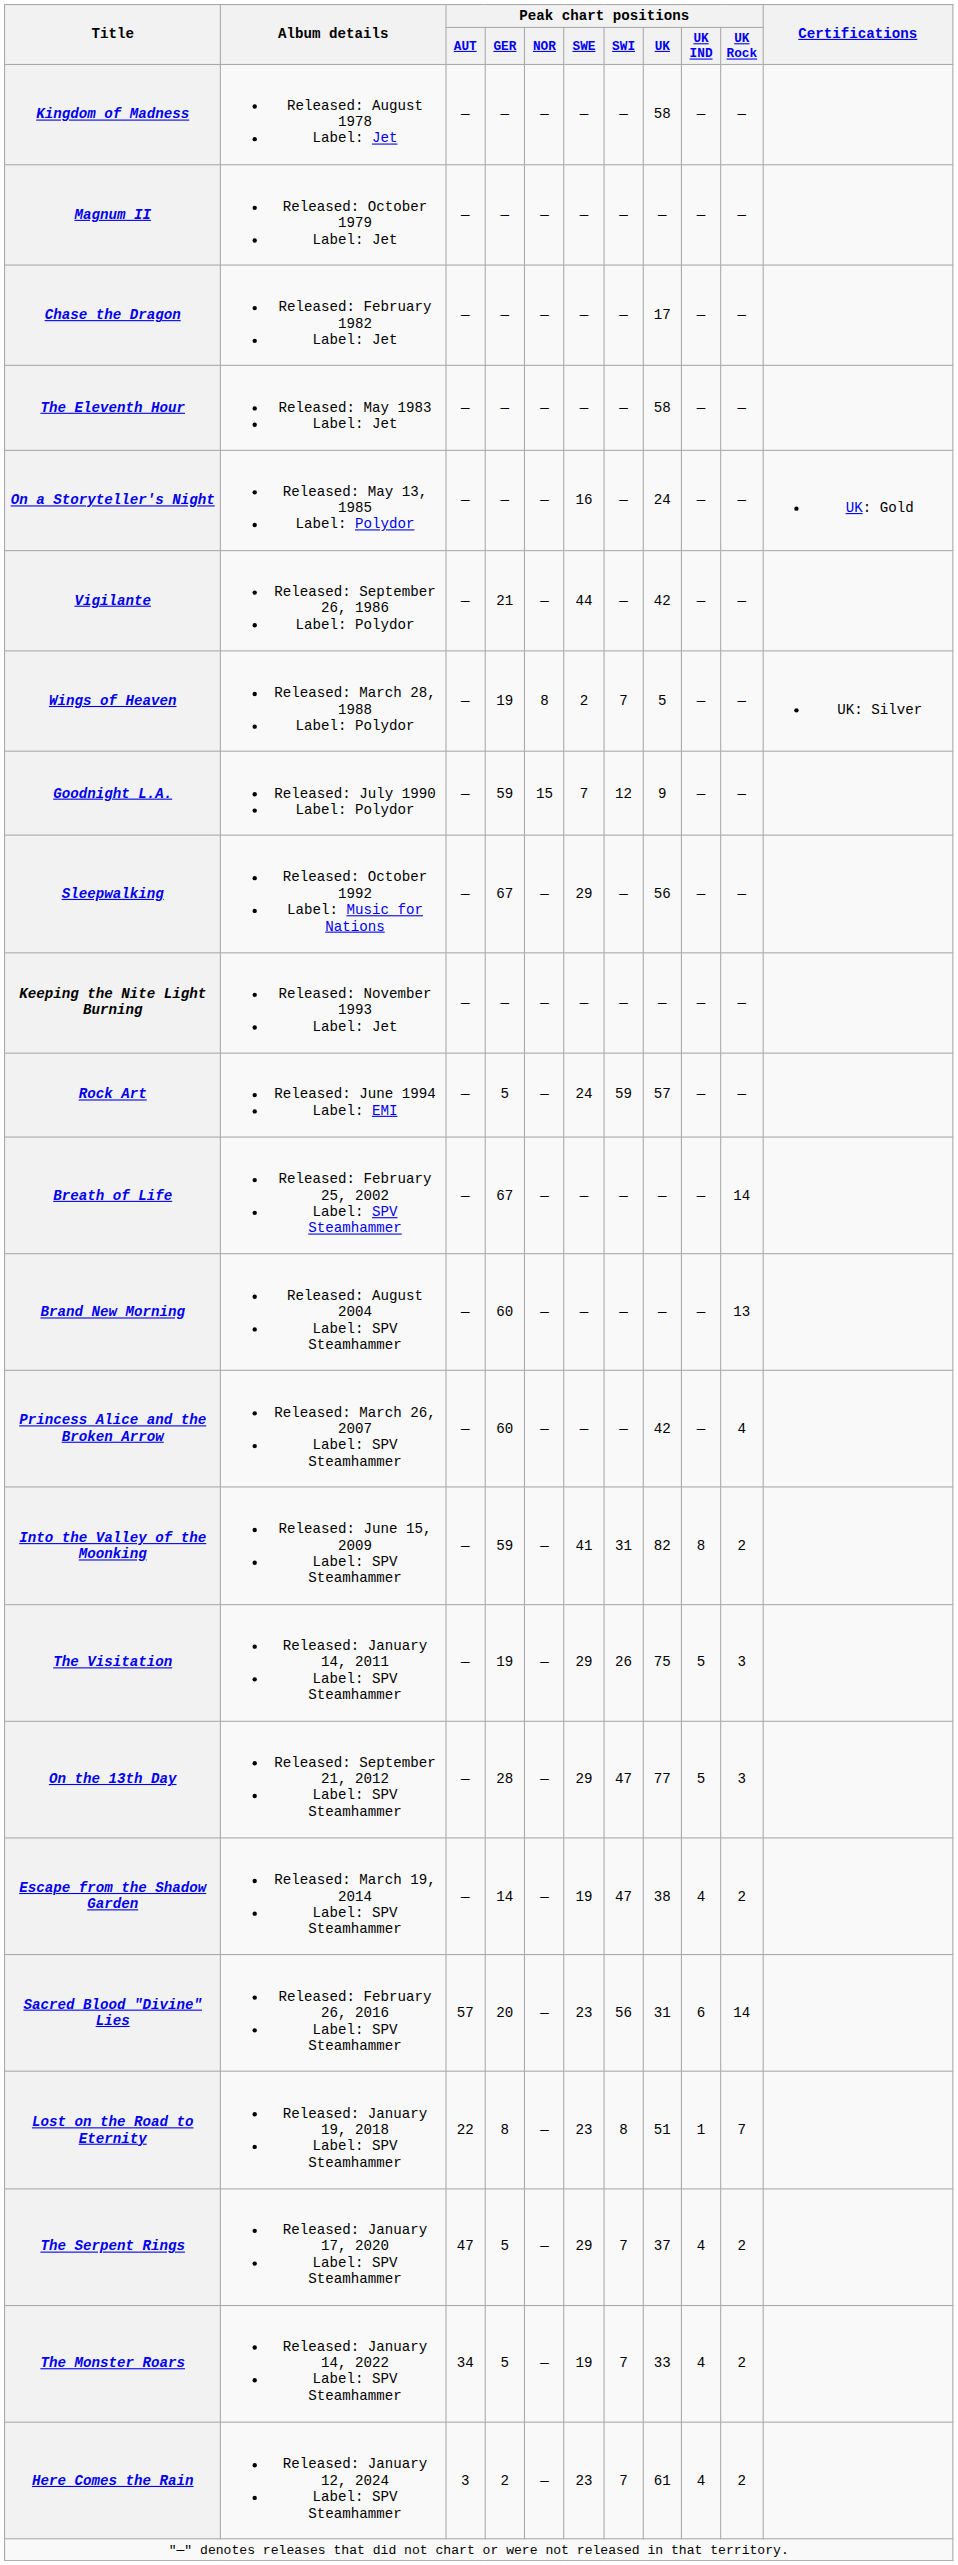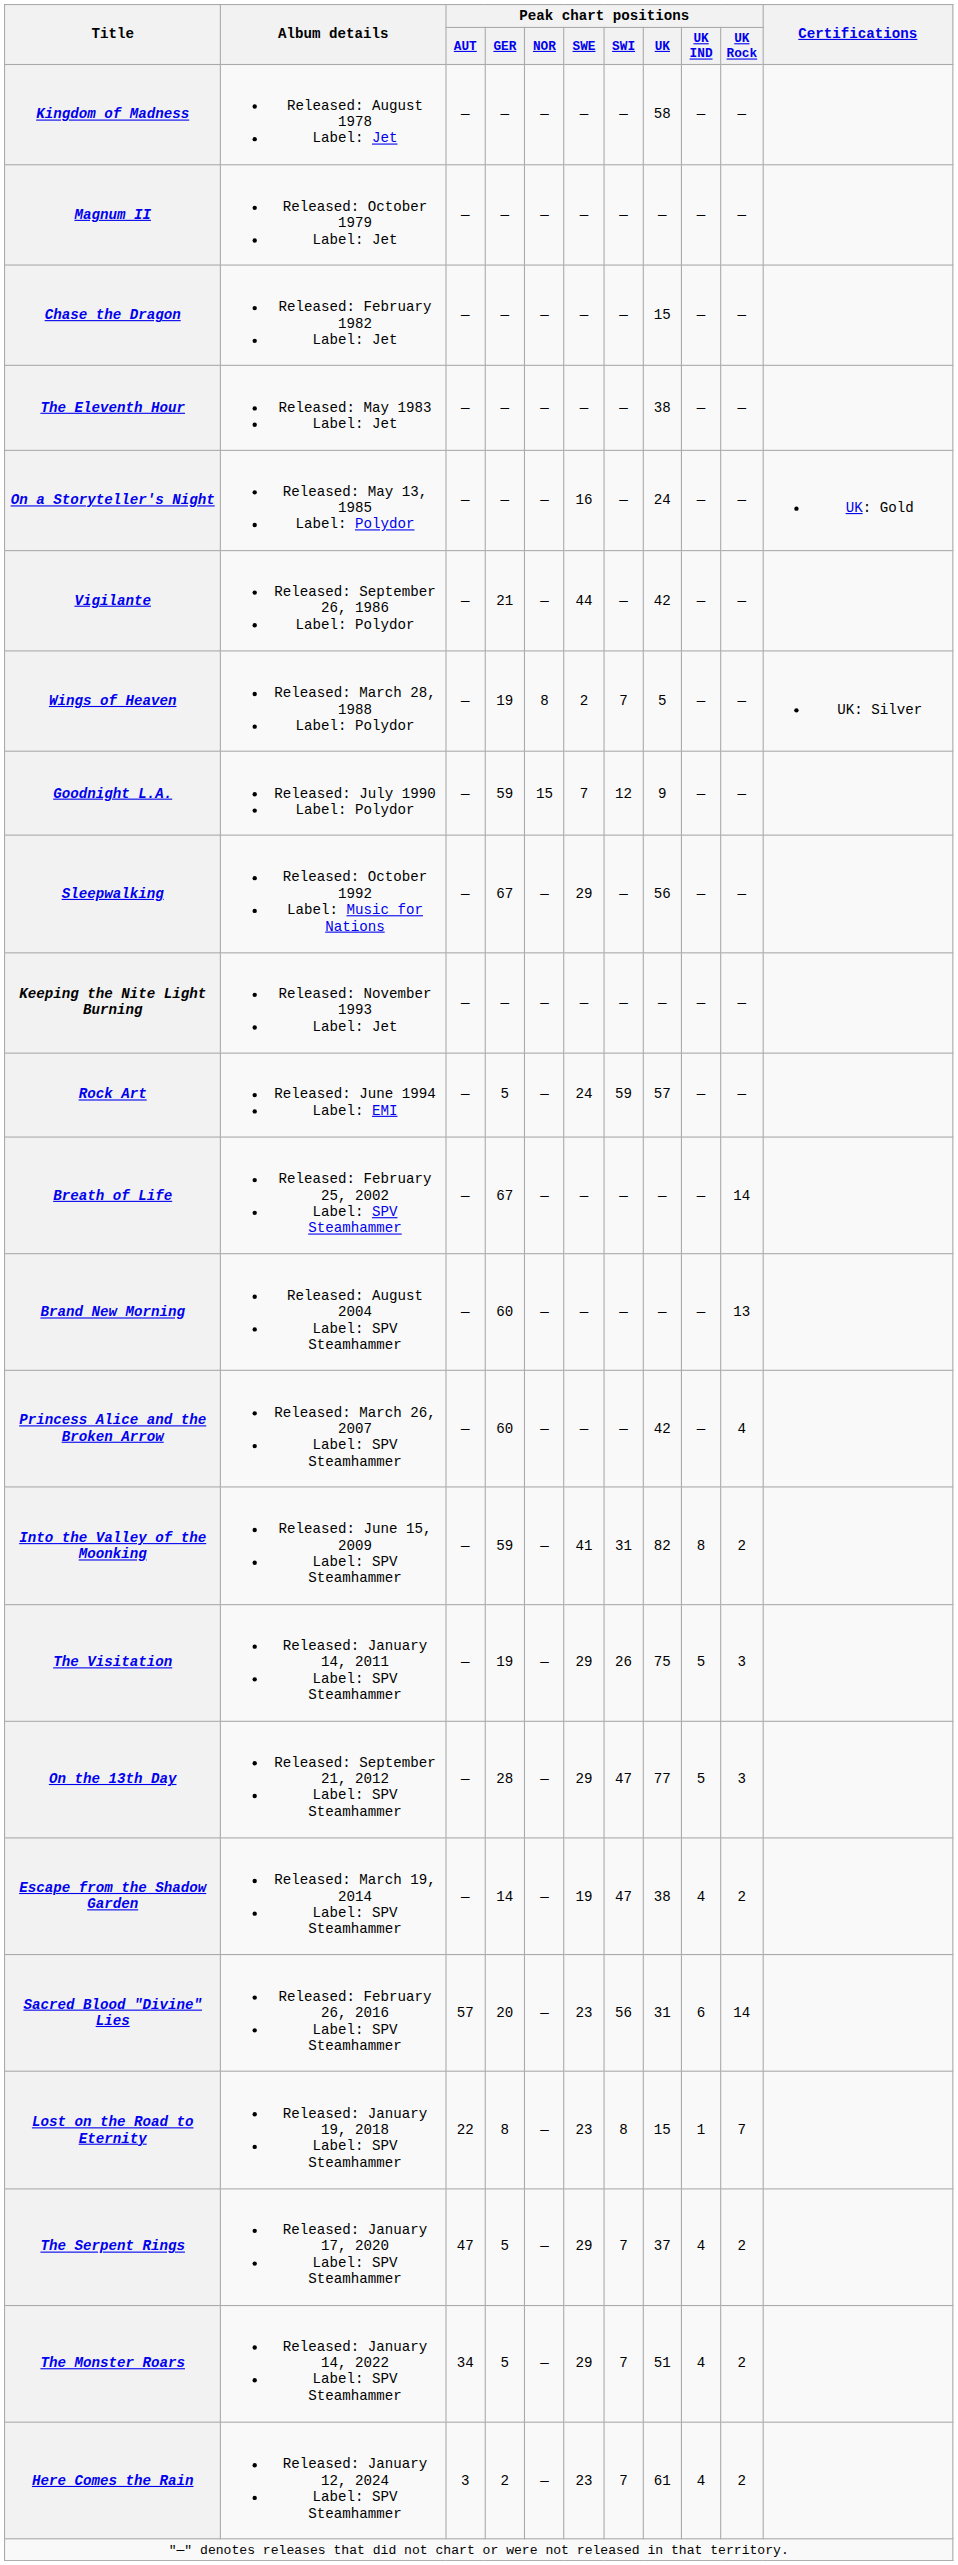(662, 316) 17 -> (662, 316) 15
(662, 408) 58 -> (662, 408) 38
(662, 2130) 51 -> (662, 2130) 15
(584, 2364) 19 -> (584, 2364) 29
(662, 2364) 33 -> (662, 2364) 51
